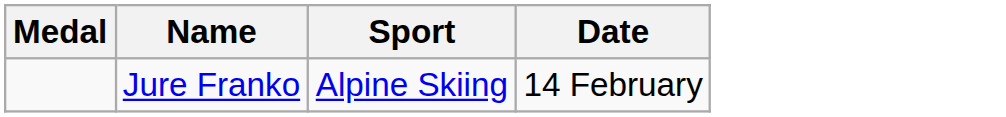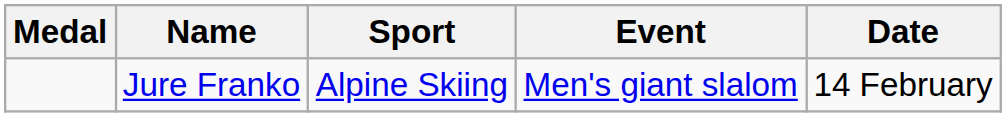+ column: (661, 32)
